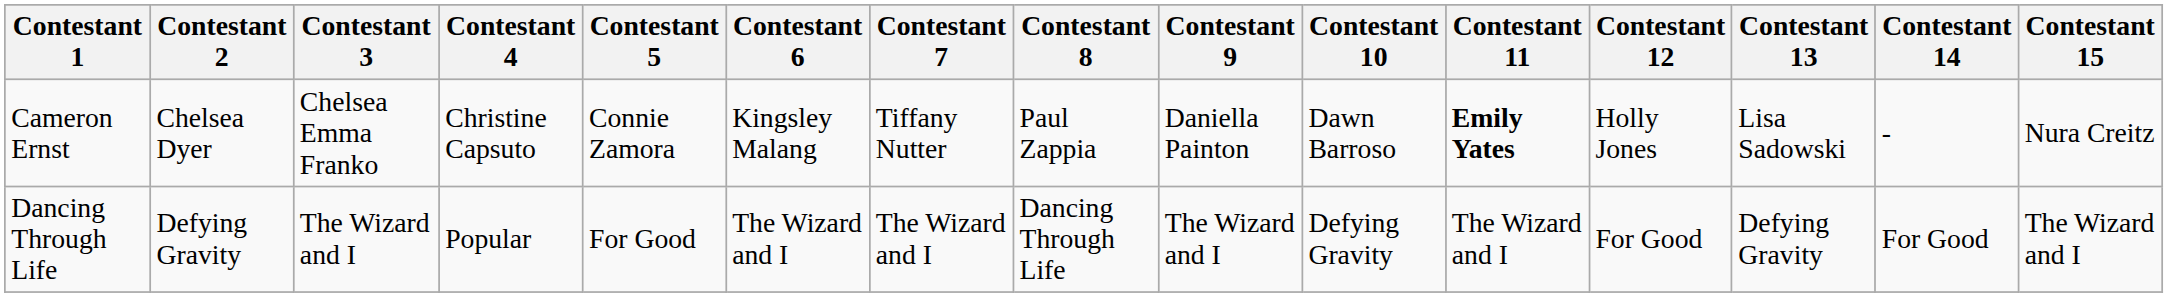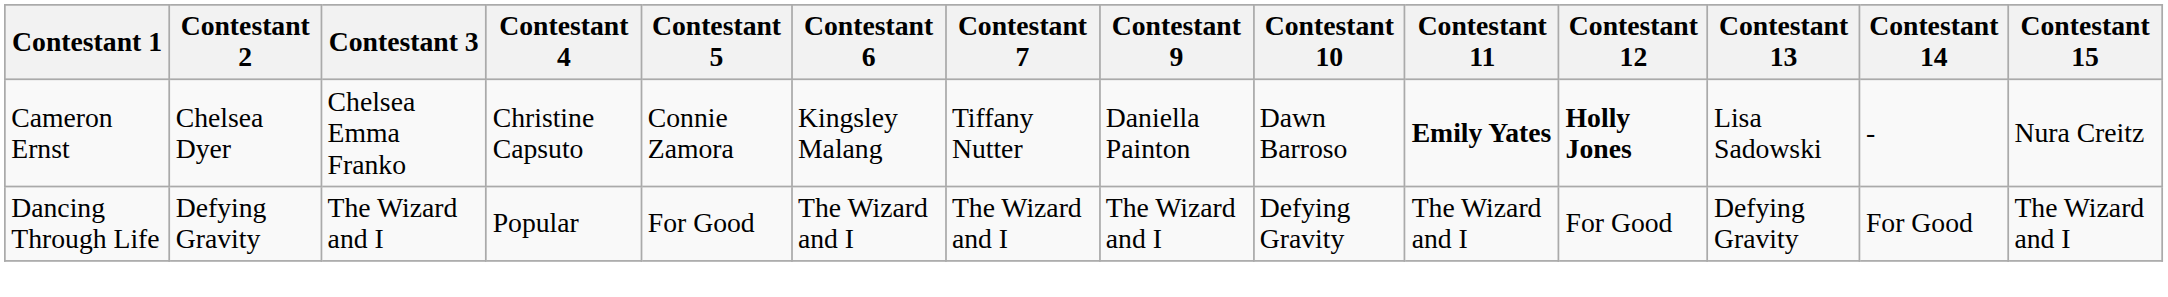- column: (1086, 42)
(1627, 132) normal -> (1599, 132) bold
